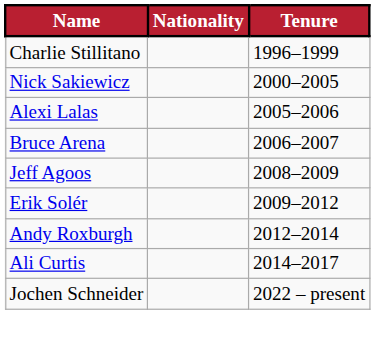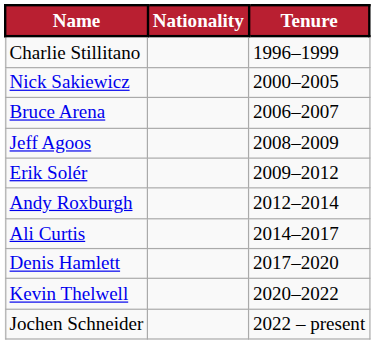- row: (54, 112)
+ row: (65, 263)
+ row: (69, 293)
